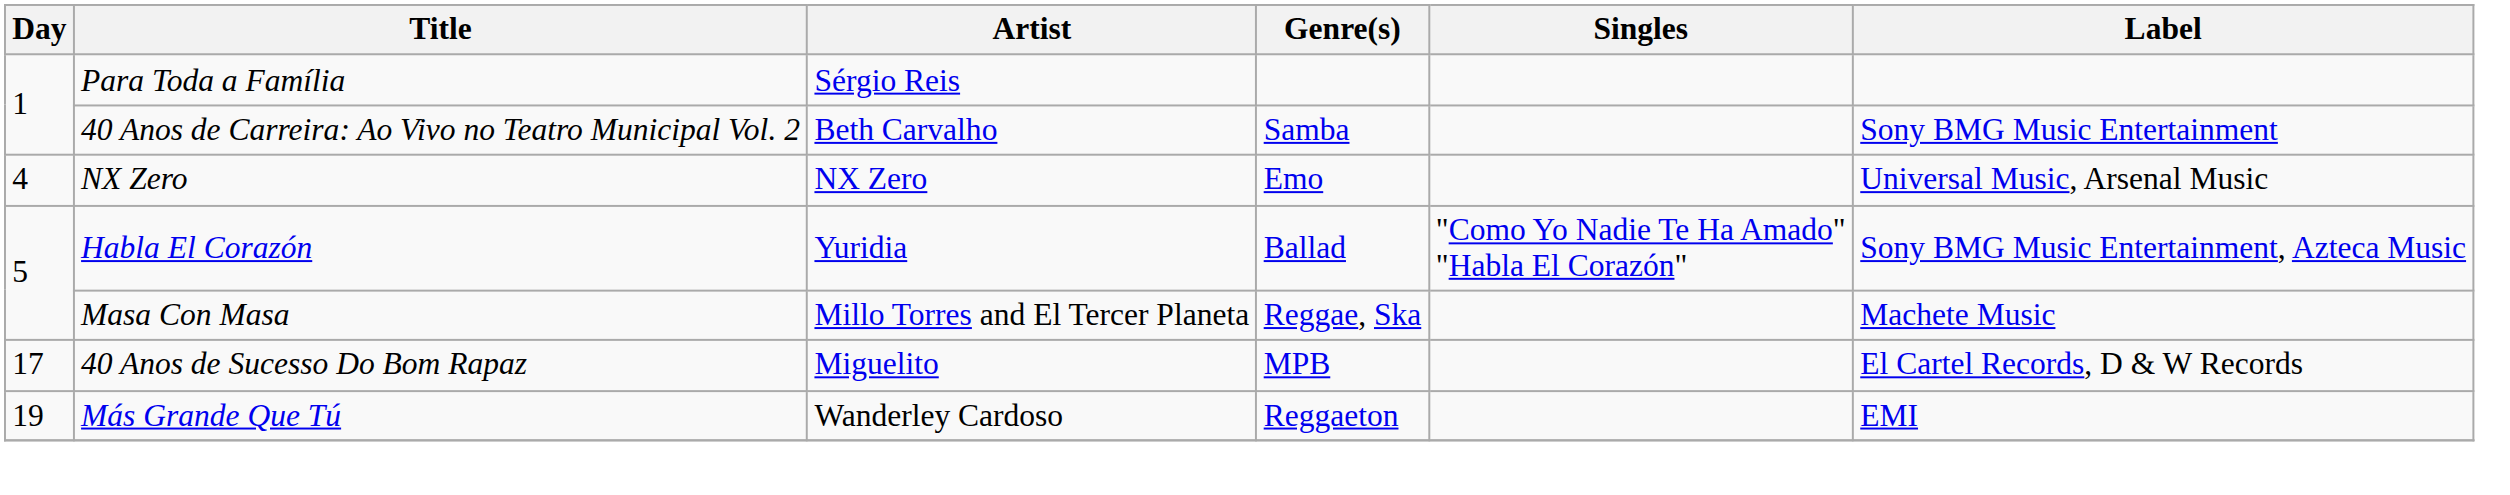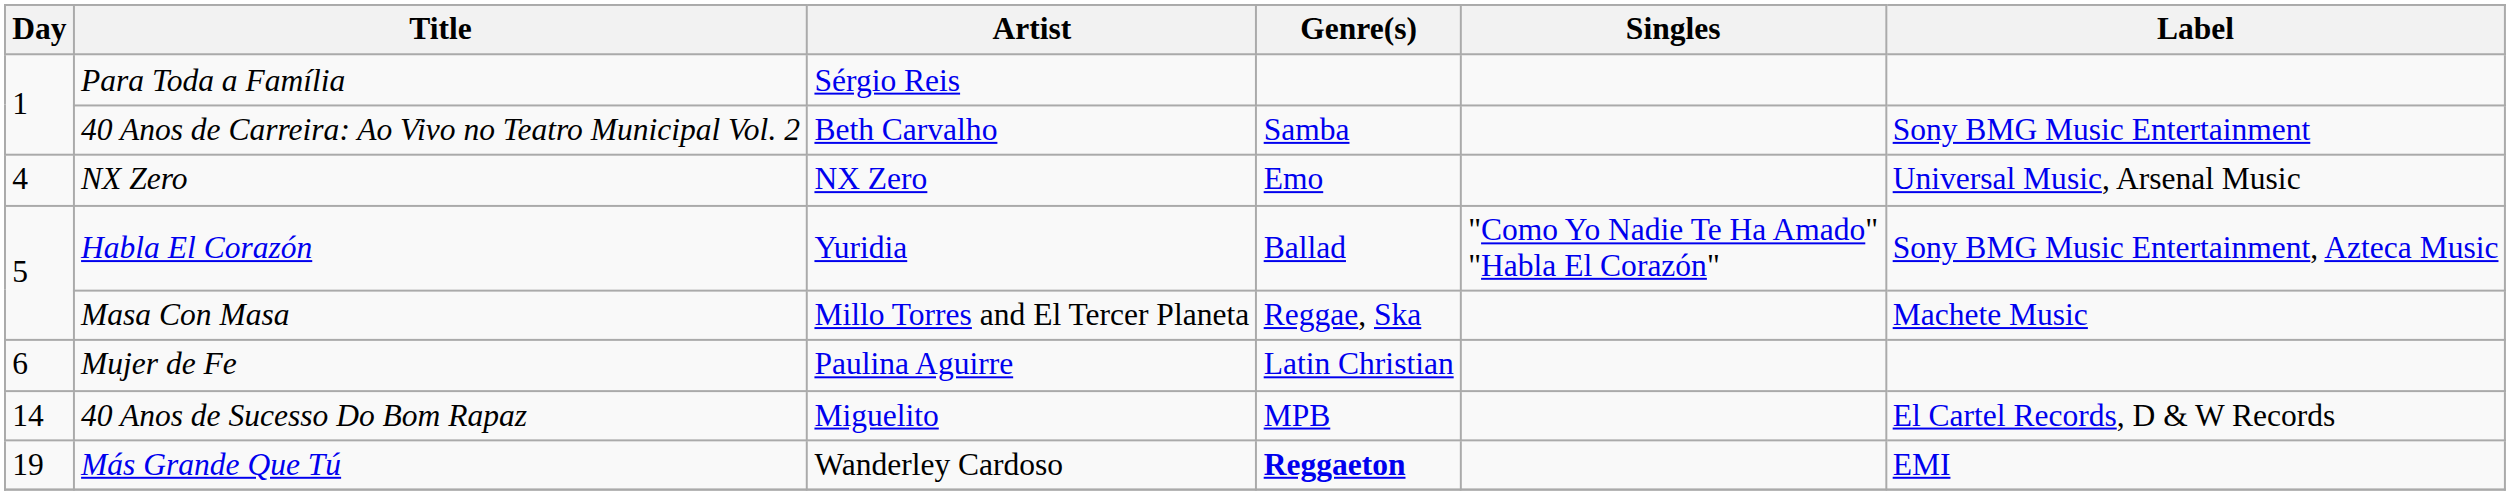+ row: (159, 364)
(28, 364) 17 -> (28, 414) 14
(1331, 414) normal -> (1335, 464) bold
